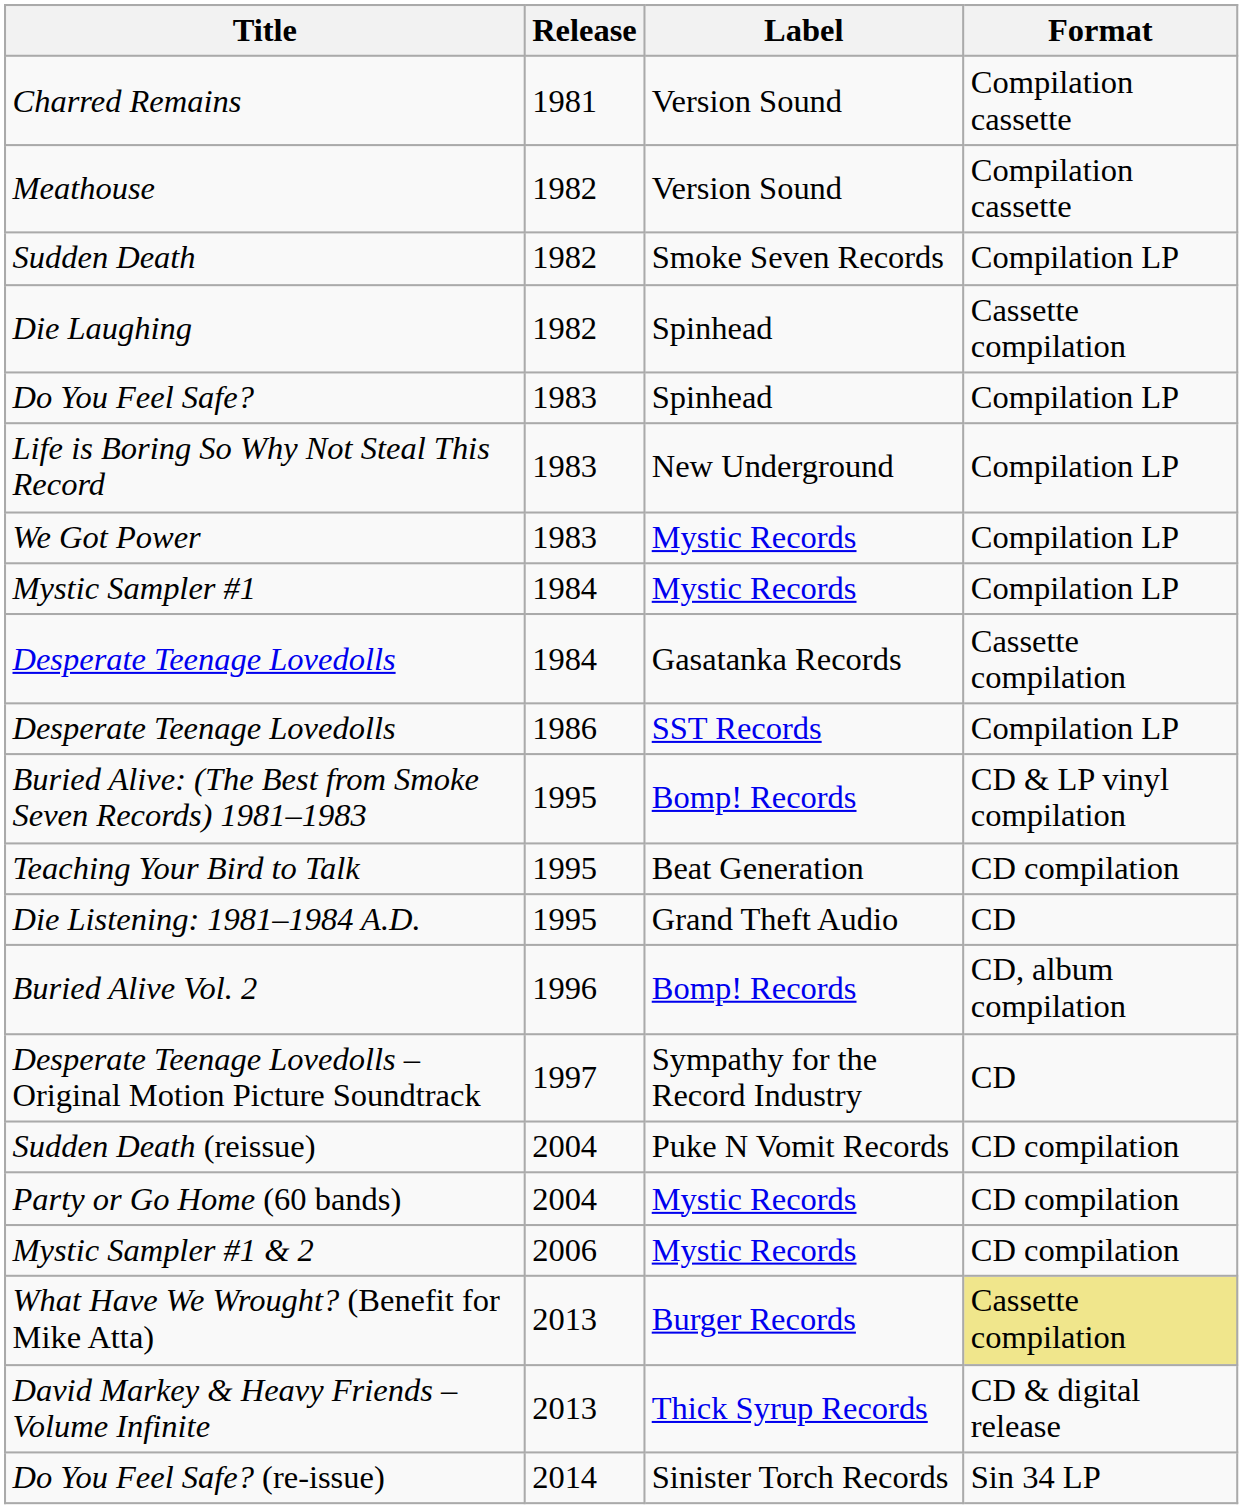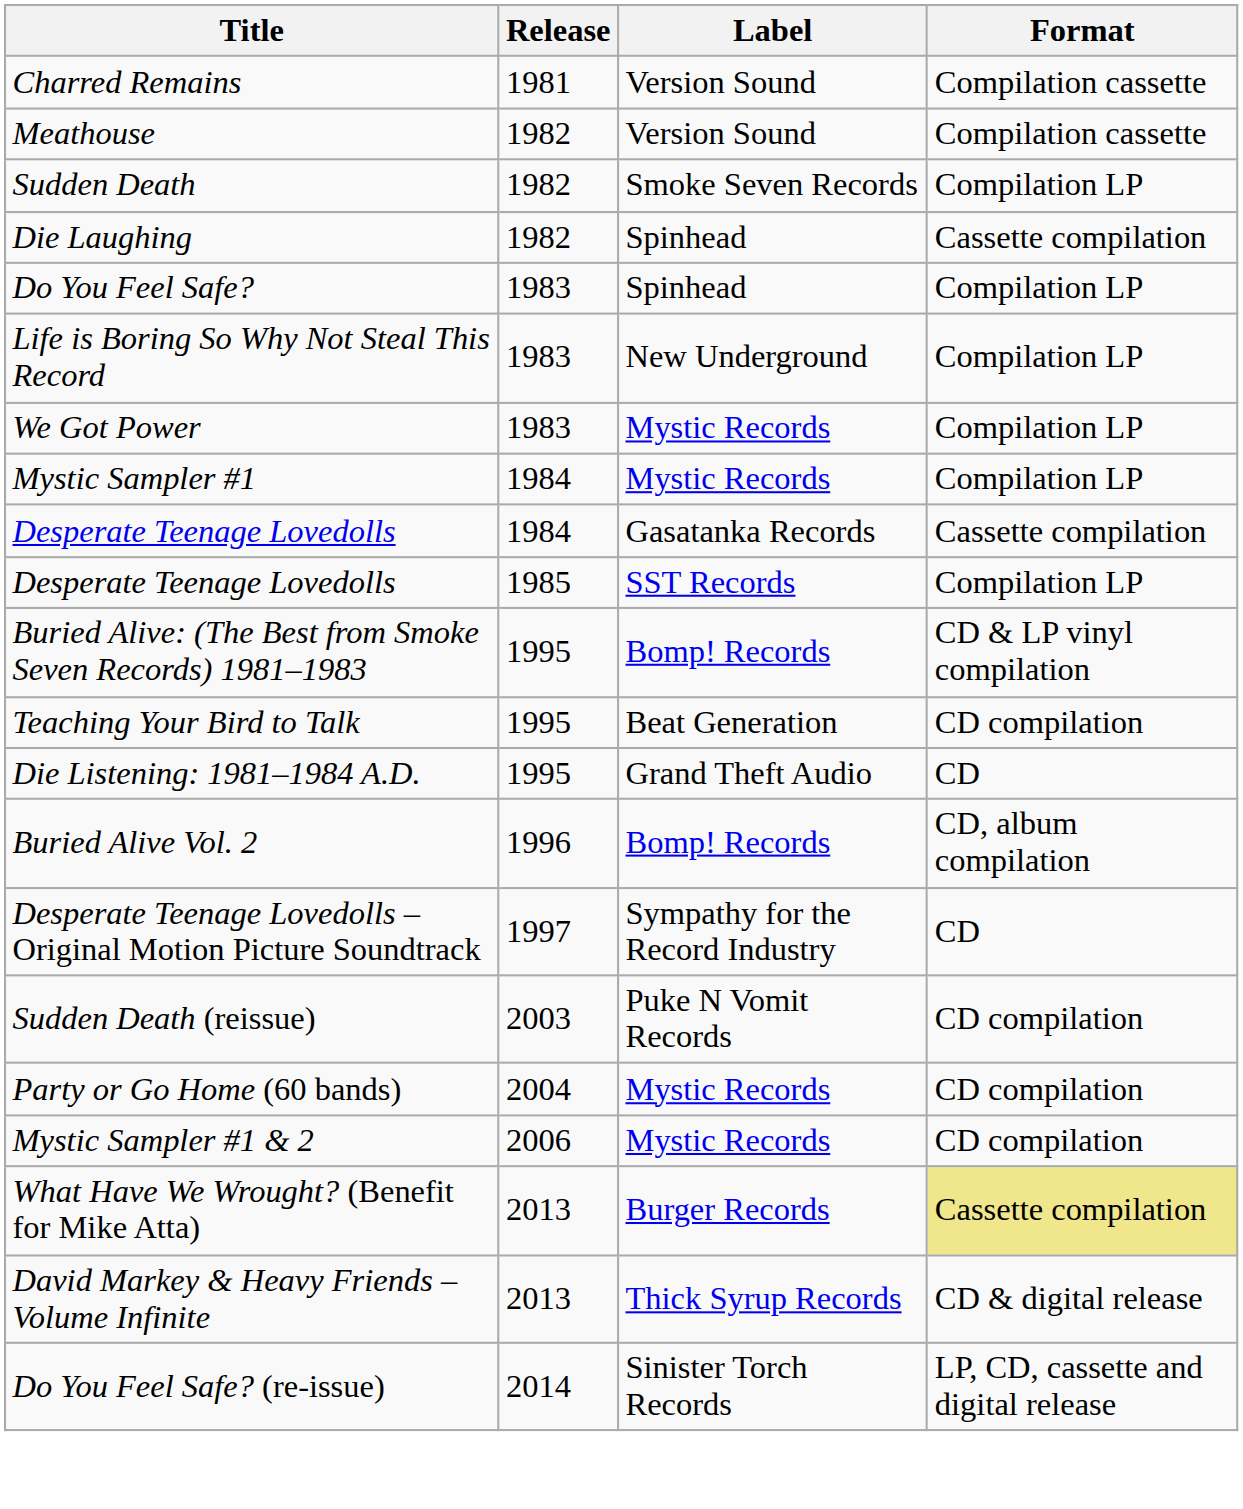(565, 728) 1986 -> (538, 581) 1985
(565, 1146) 2004 -> (538, 1018) 2003
(1036, 1477) Sin 34 LP -> (1069, 1386) LP, CD, cassette and digital release
